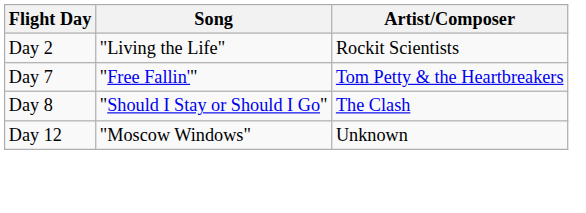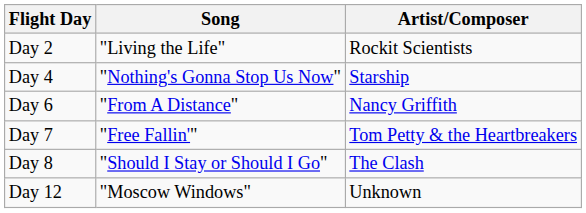+ row: (31, 76)
+ row: (31, 105)
